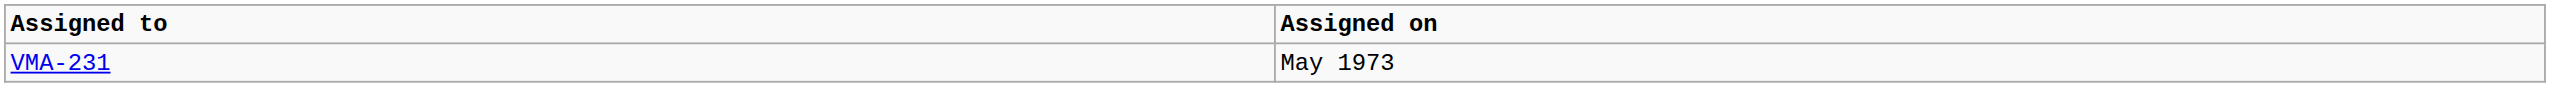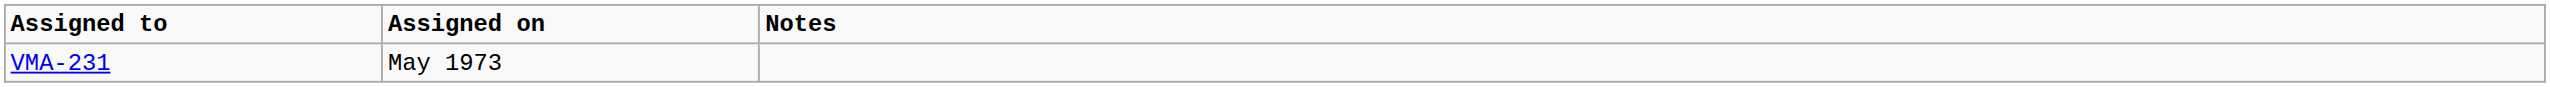+ column: (801, 24)
